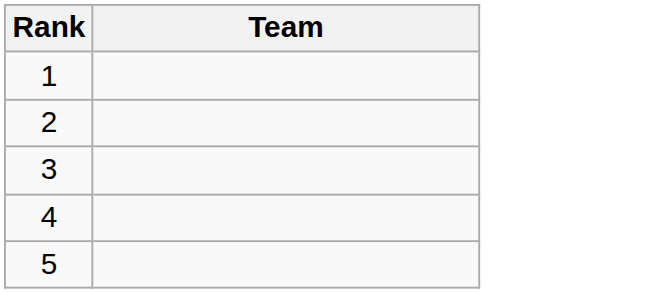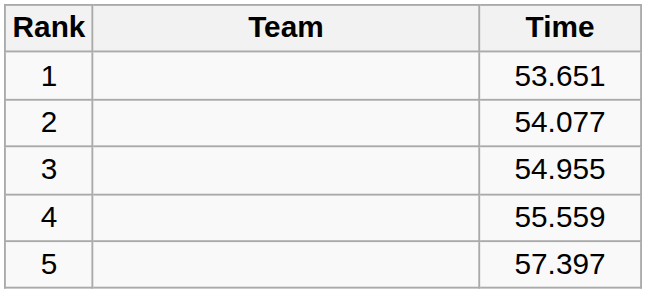+ column: (560, 28)
